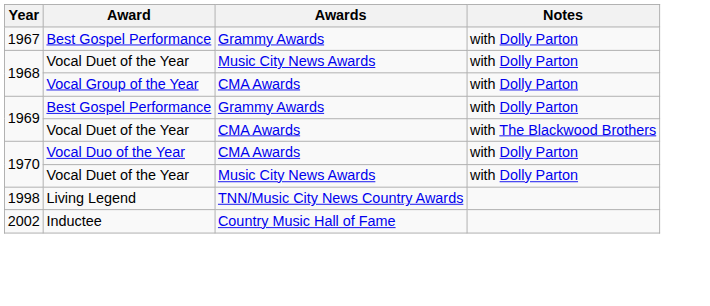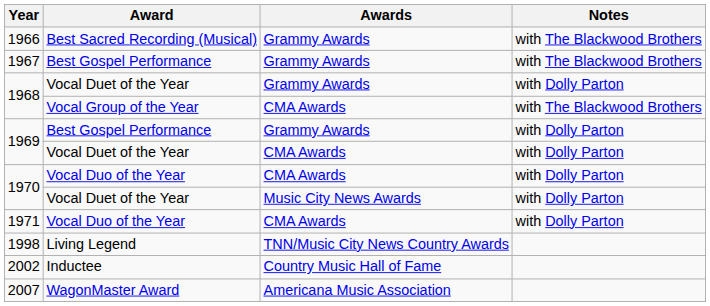+ row: (24, 38)
(524, 38) with Dolly Parton -> (609, 61) with The Blackwood Brothers
(297, 61) Music City News Awards -> (317, 84) Grammy Awards
(524, 84) with Dolly Parton -> (609, 107) with The Blackwood Brothers
(563, 130) with The Blackwood Brothers -> (570, 152) with Dolly Parton
+ row: (24, 221)
+ row: (24, 289)
